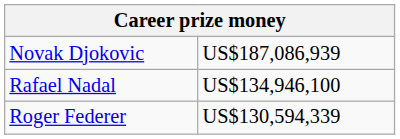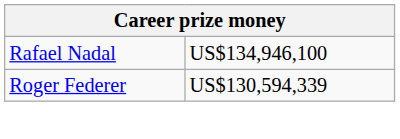- row: (77, 52)
